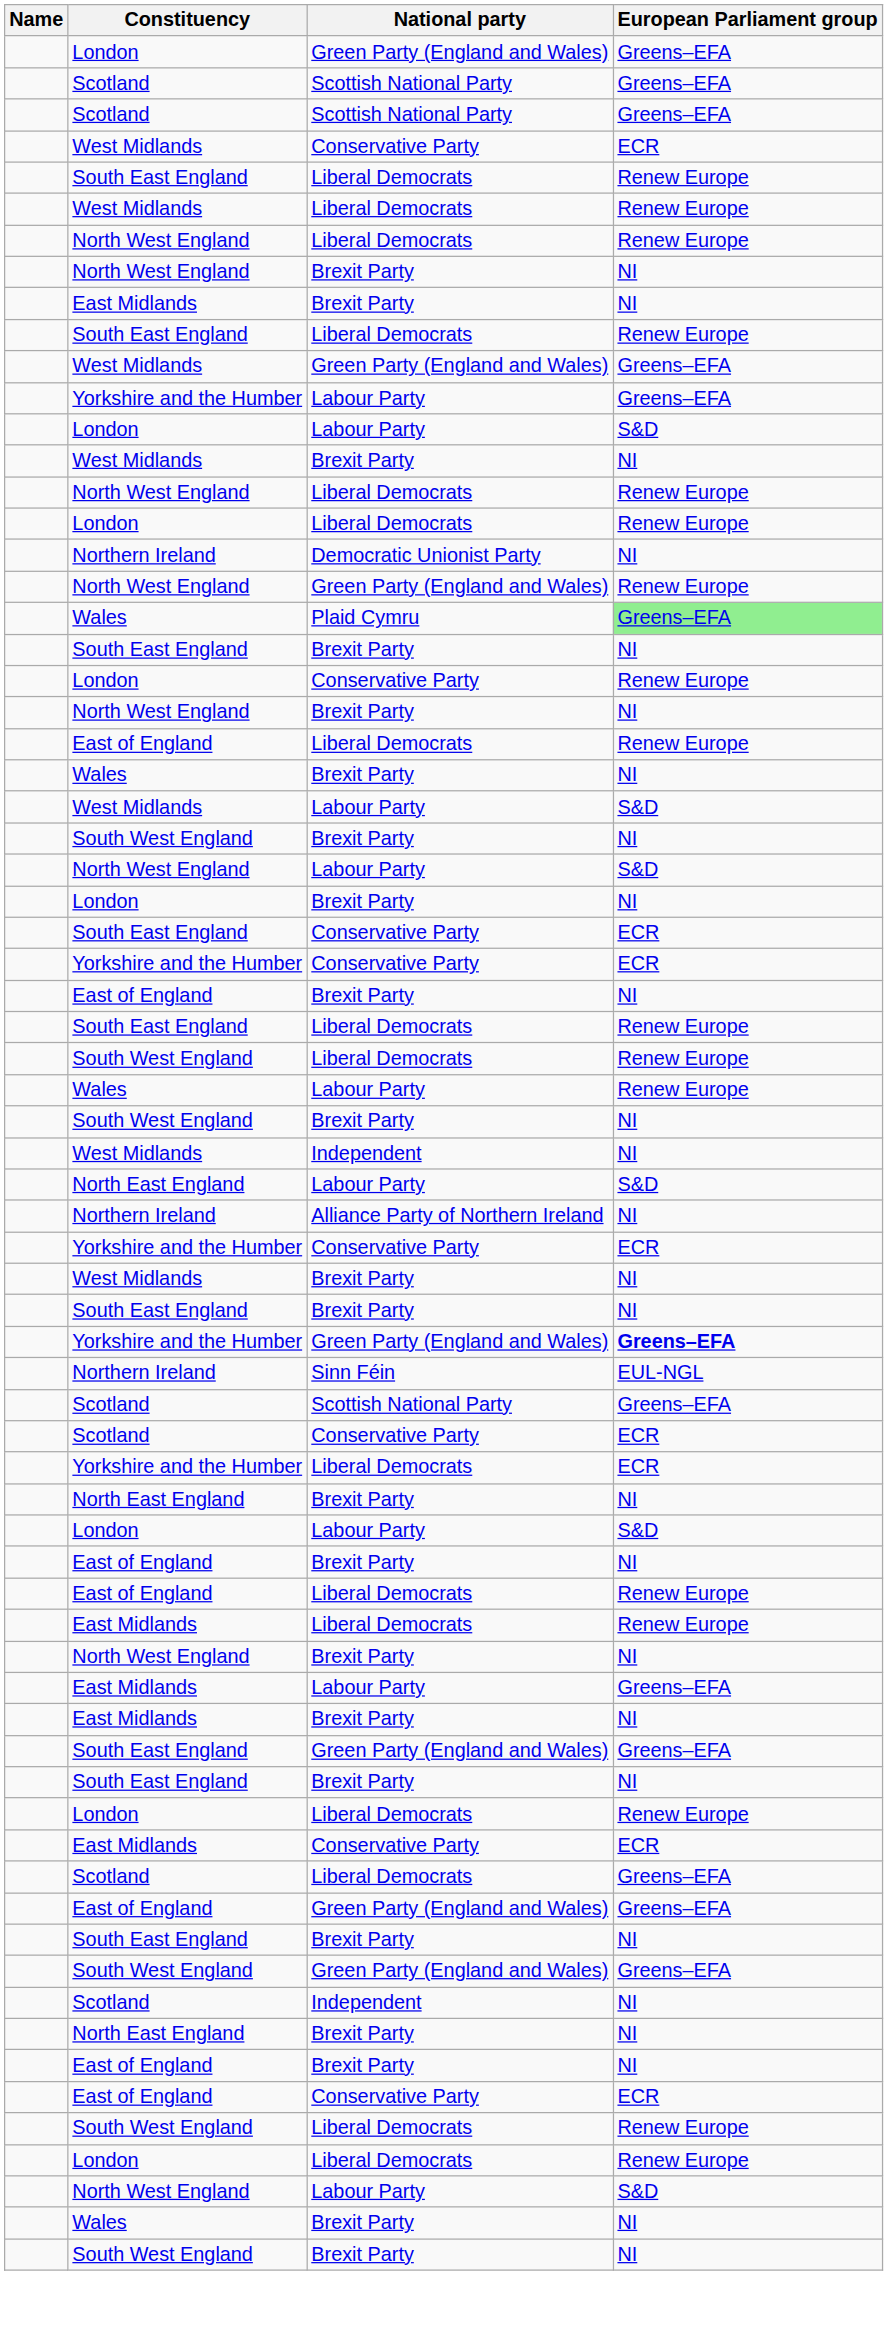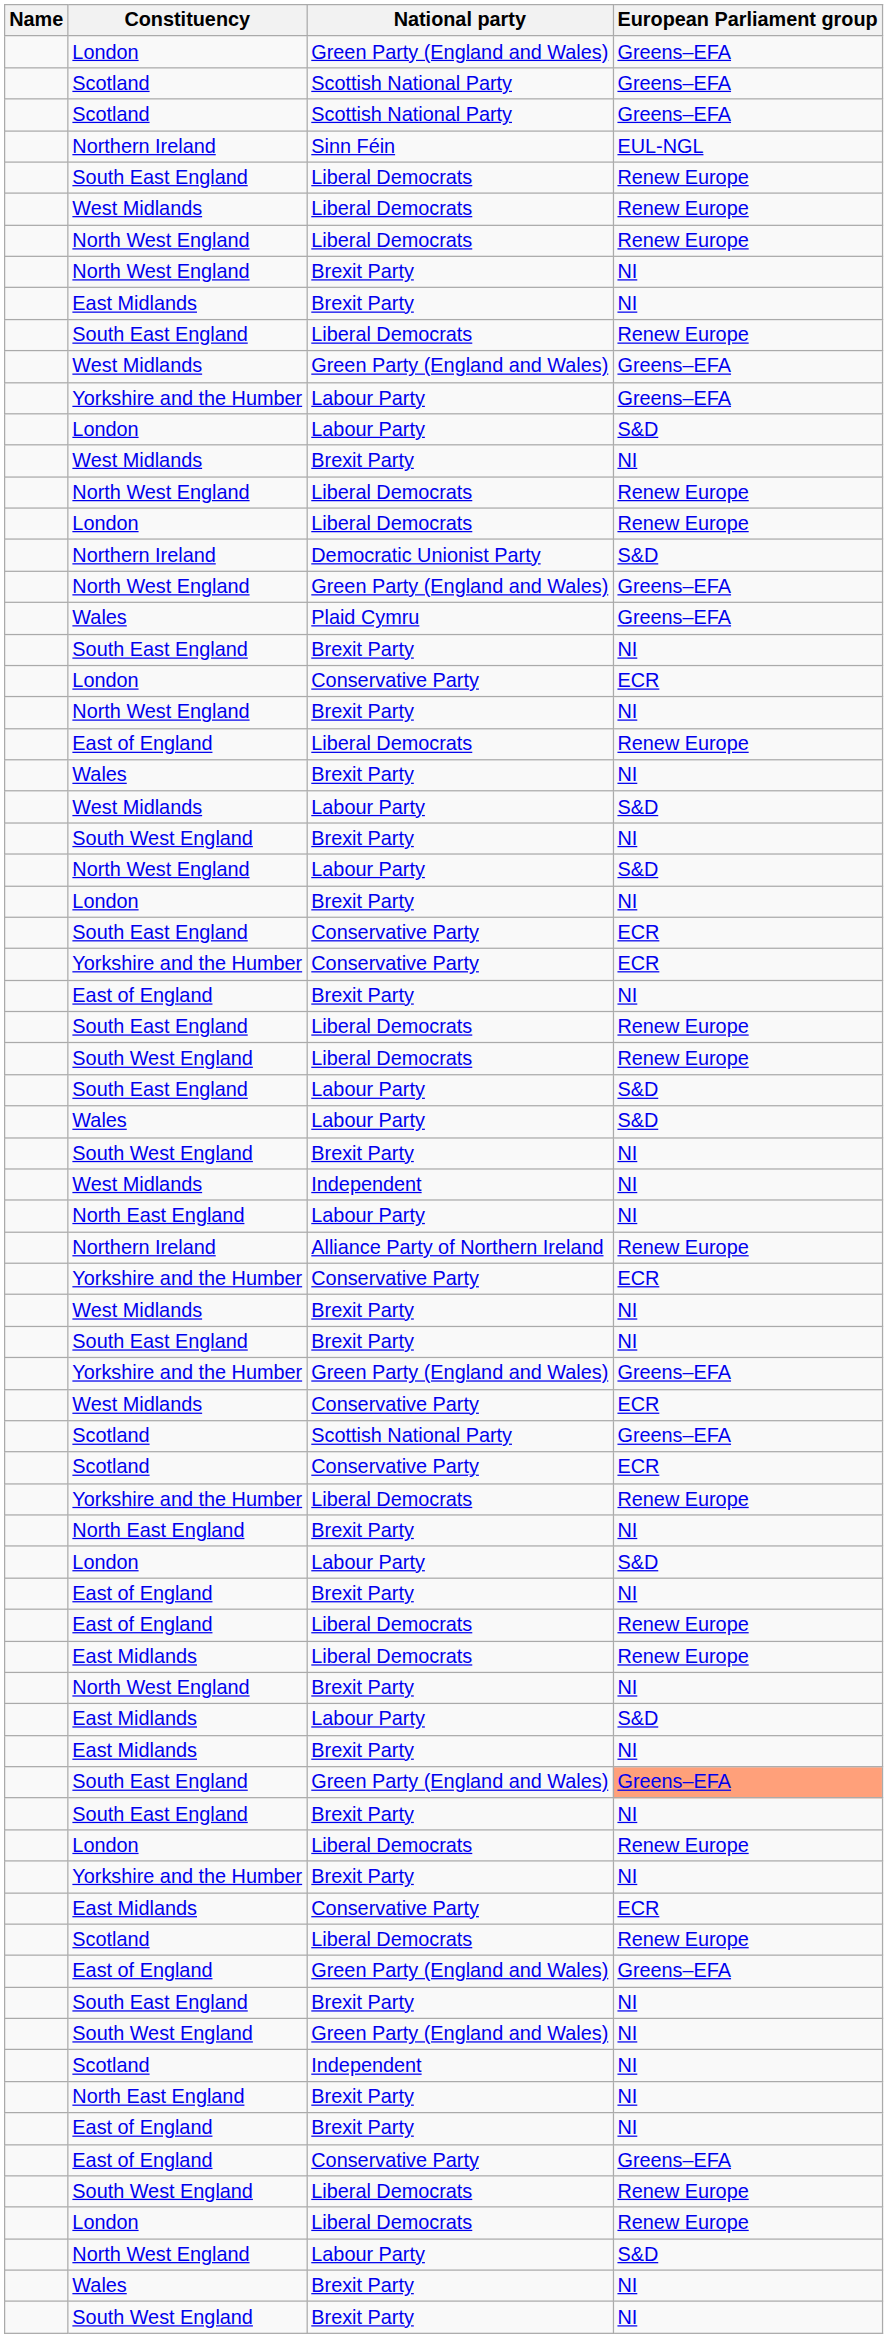rows swapped: (144, 1373) <-> (137, 146)
(627, 555) NI -> (638, 555) S&D
(683, 586) Renew Europe -> (674, 586) Greens–EFA
(674, 618) lightgreen background -> (674, 618) no background
(683, 680) Renew Europe -> (638, 680) ECR
+ row: (160, 1090)
(683, 1090) Renew Europe -> (638, 1121) S&D
(638, 1184) S&D -> (627, 1215) NI
(627, 1215) NI -> (683, 1247) Renew Europe
(676, 1341) bold -> (674, 1373) normal
(638, 1467) ECR -> (683, 1499) Renew Europe
(674, 1687) Greens–EFA -> (638, 1719) S&D
(674, 1750) no background -> (674, 1782) lightsalmon background
+ row: (187, 1876)
(674, 1876) Greens–EFA -> (683, 1939) Renew Europe
(674, 1971) Greens–EFA -> (627, 2033) NI
(638, 2096) ECR -> (674, 2159) Greens–EFA
